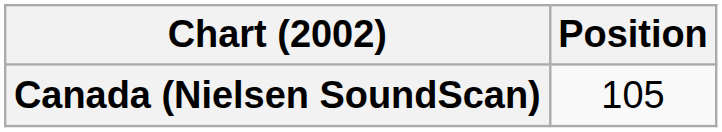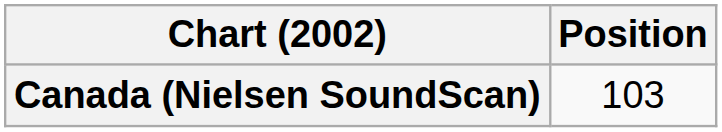(633, 94) 105 -> (633, 94) 103
